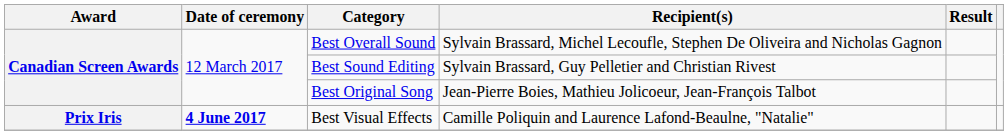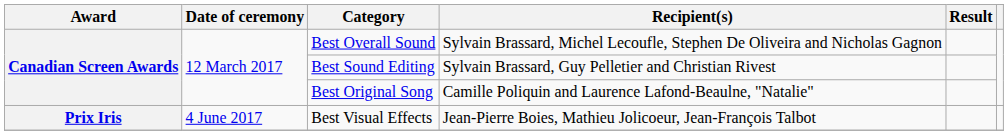(629, 92) Jean-Pierre Boies, Mathieu Jolicoeur, Jean-François Talbot -> (628, 92) Camille Poliquin and Laurence Lafond-Beaulne, "Natalie"
(226, 117) bold -> (224, 117) normal
(628, 117) Camille Poliquin and Laurence Lafond-Beaulne, "Natalie" -> (629, 117) Jean-Pierre Boies, Mathieu Jolicoeur, Jean-François Talbot
